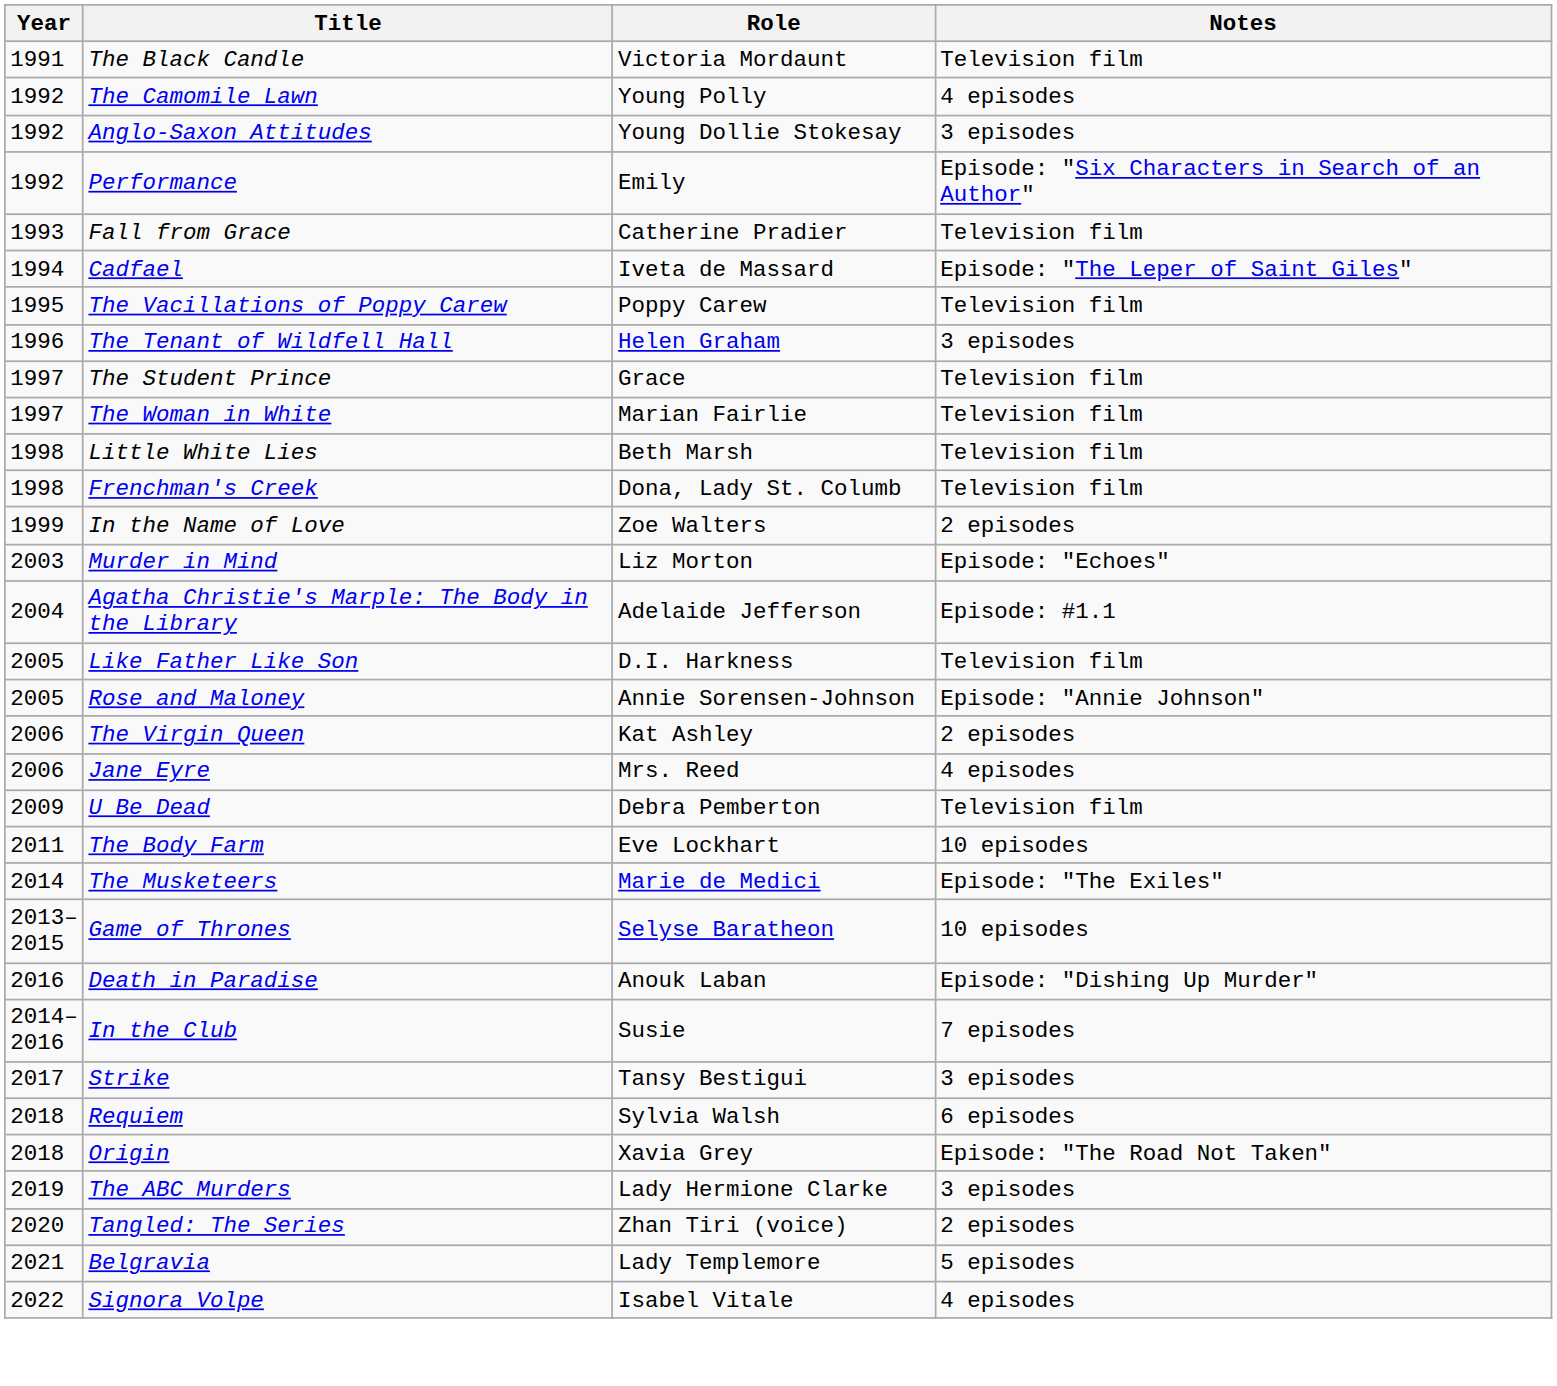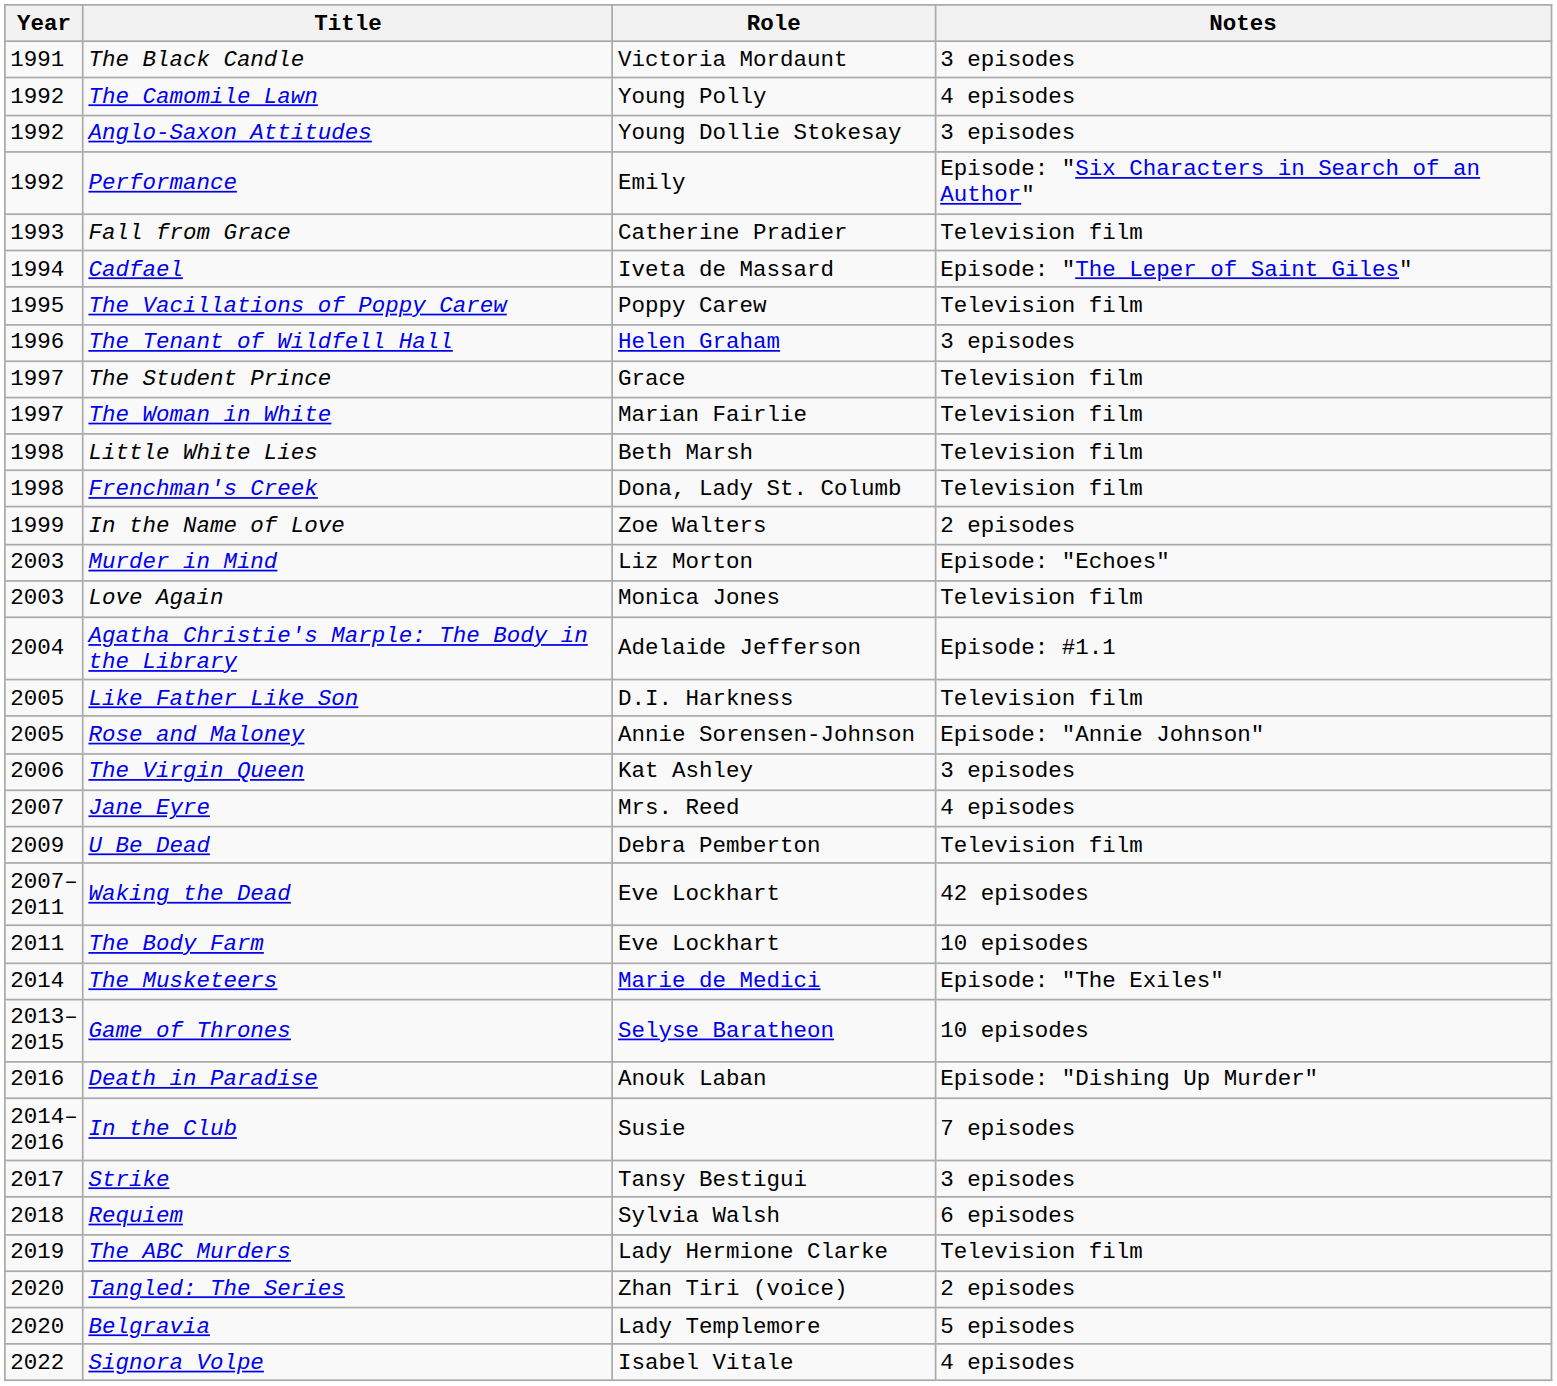(1041, 60) Television film -> (1008, 60) 3 episodes
+ row: (156, 599)
(1008, 735) 2 episodes -> (1008, 772) 3 episodes
(37, 772) 2006 -> (37, 808) 2007
+ row: (190, 894)
- row: (129, 1153)
(1008, 1190) 3 episodes -> (1041, 1253) Television film
(37, 1263) 2021 -> (37, 1326) 2020
